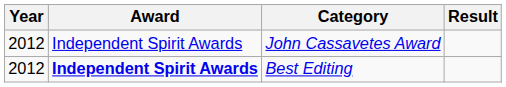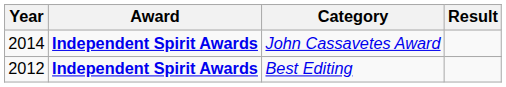(26, 43) 2012 -> (26, 43) 2014
(147, 43) normal -> (155, 43) bold
